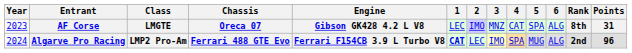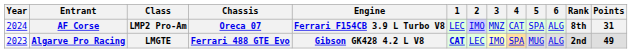(17, 26) 2023 -> (17, 26) 2024
(158, 26) LMGTE -> (158, 26) LMP2 Pro-Am
(370, 26) Gibson GK428 4.2 L V8 -> (370, 26) Ferrari F154CB 3.9 L Turbo V8
(17, 40) 2024 -> (17, 40) 2023
(158, 40) LMP2 Pro-Am -> (158, 40) LMGTE
(370, 40) Ferrari F154CB 3.9 L Turbo V8 -> (370, 40) Gibson GK428 4.2 L V8
(609, 40) 96 -> (609, 40) 49
